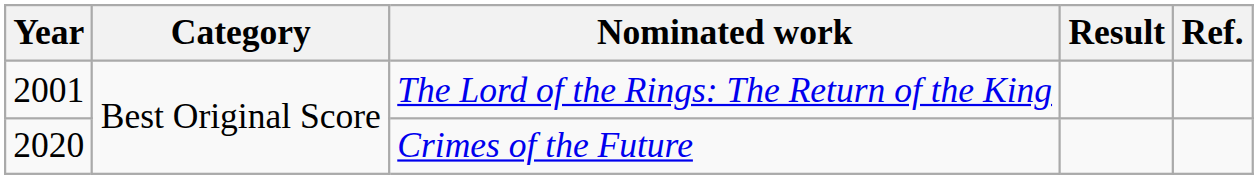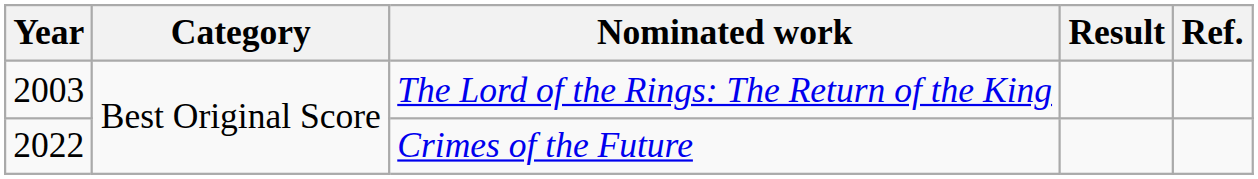(49, 88) 2001 -> (49, 88) 2003
(49, 145) 2020 -> (49, 145) 2022
